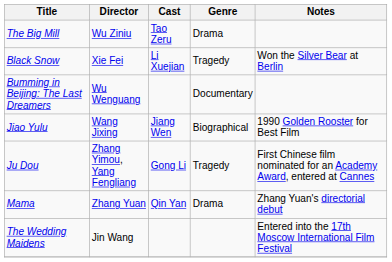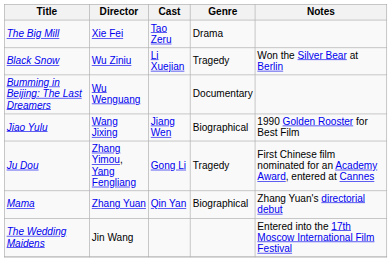(112, 34) Wu Ziniu -> (107, 34) Xie Fei
(107, 61) Xie Fei -> (112, 61) Wu Ziniu
(208, 204) Drama -> (221, 204) Biographical
